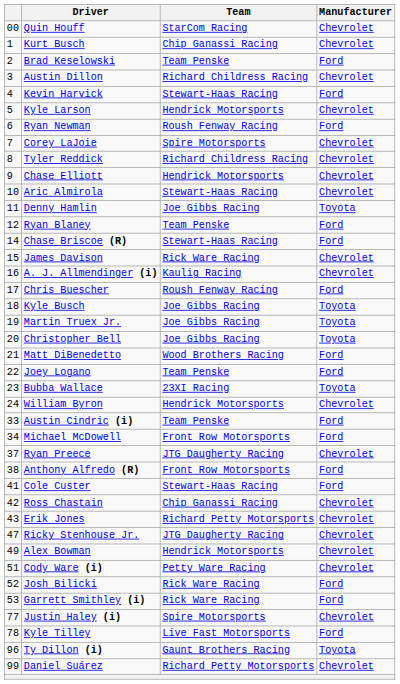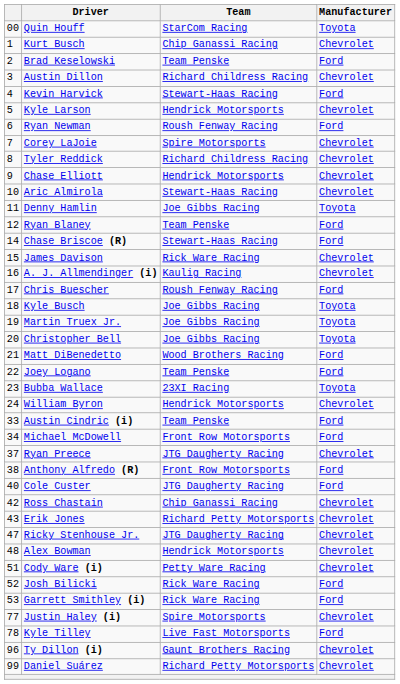(346, 29) Chevrolet -> (337, 29) Toyota
(13, 487) 41 -> (13, 487) 40
(220, 487) Stewart-Haas Racing -> (223, 487) JTG Daugherty Racing
(13, 552) 49 -> (13, 552) 48
(337, 651) Toyota -> (346, 651) Chevrolet
